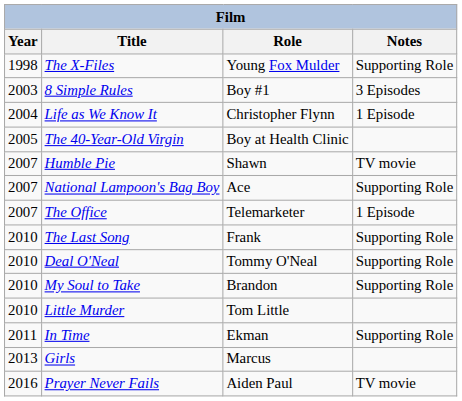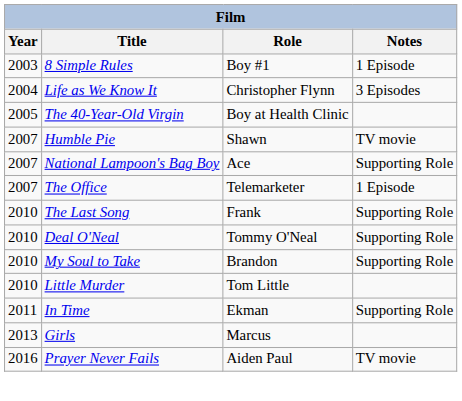- row: (79, 66)
(388, 90) 3 Episodes -> (385, 66) 1 Episode
(385, 114) 1 Episode -> (388, 90) 3 Episodes
